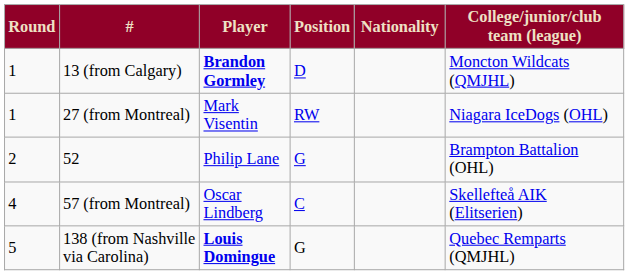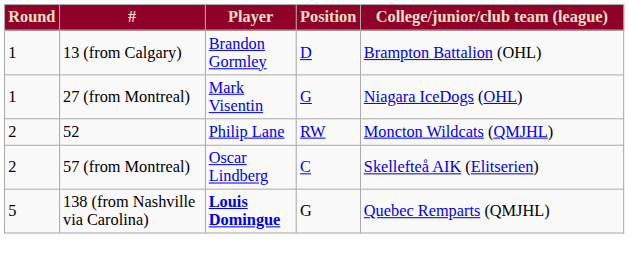- column: (400, 26)
(234, 70) bold -> (238, 52) normal
(509, 70) Moncton Wildcats (QMJHL) -> (453, 52) Brampton Battalion (OHL)
(307, 115) RW -> (306, 96) G
(300, 159) G -> (313, 131) RW
(514, 159) Brampton Battalion (OHL) -> (459, 131) Moncton Wildcats (QMJHL)
(12, 203) 4 -> (12, 166) 2
